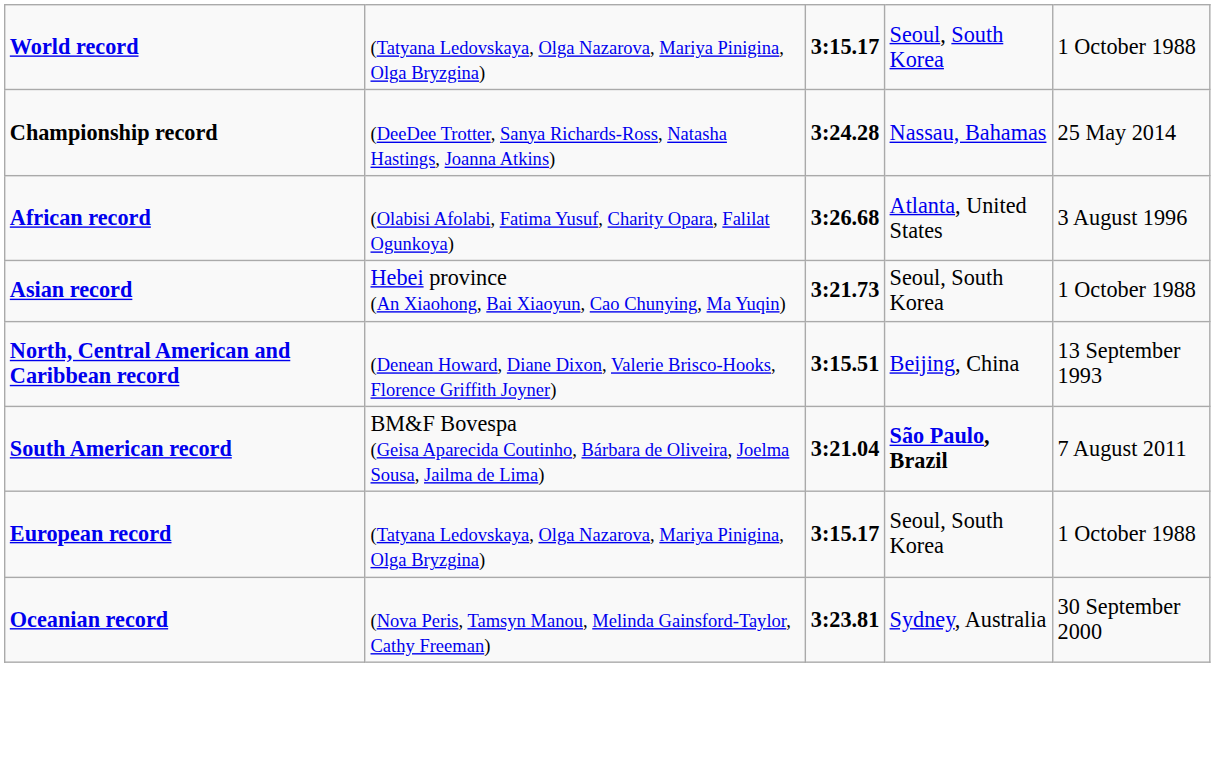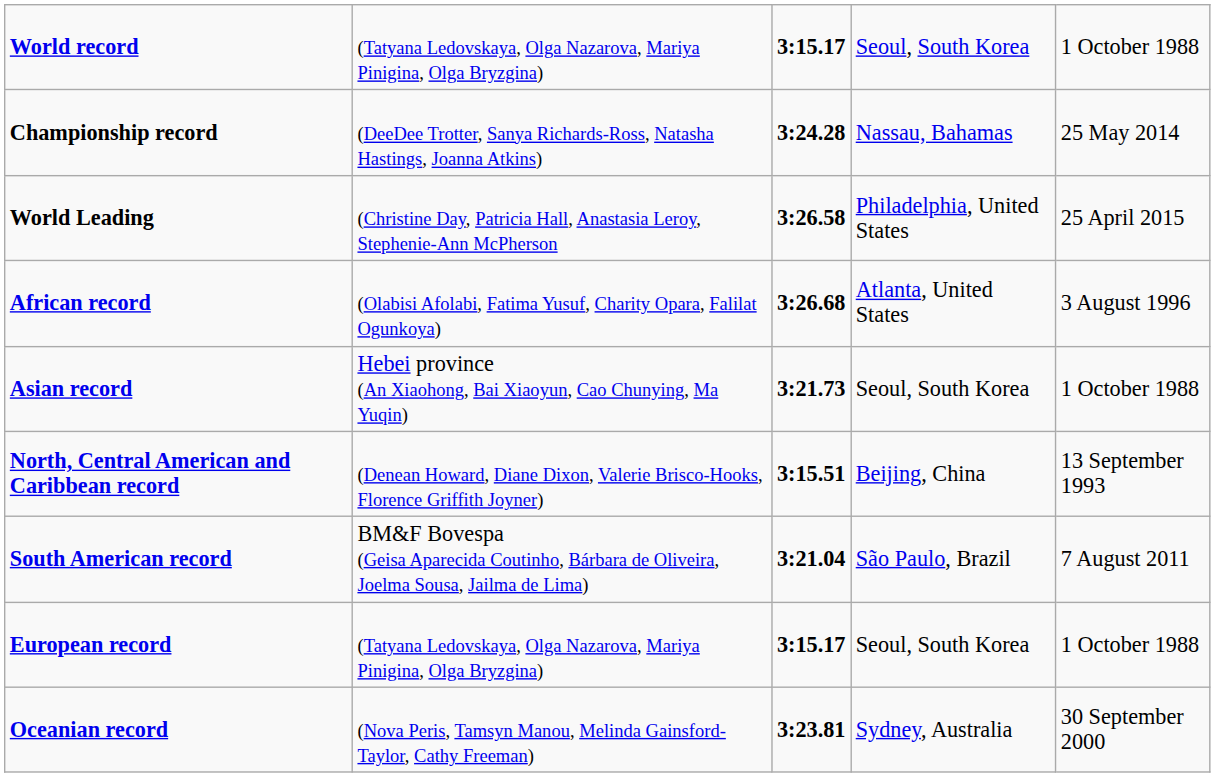+ row: (82, 217)
(940, 448) bold -> (933, 559) normal
